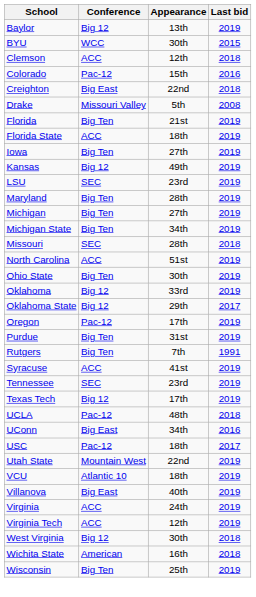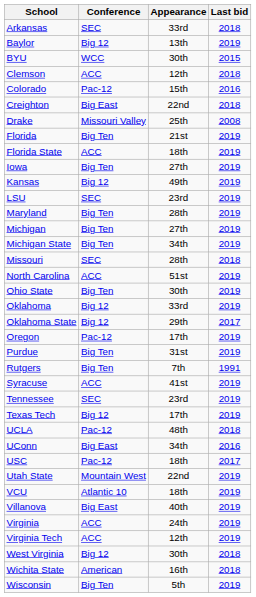+ row: (27, 27)
(178, 105) 5th -> (178, 120) 25th
(178, 569) 25th -> (178, 584) 5th
